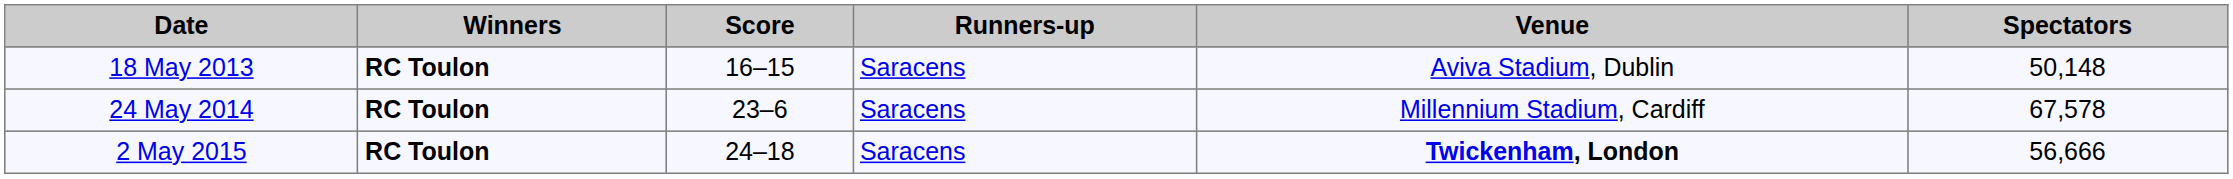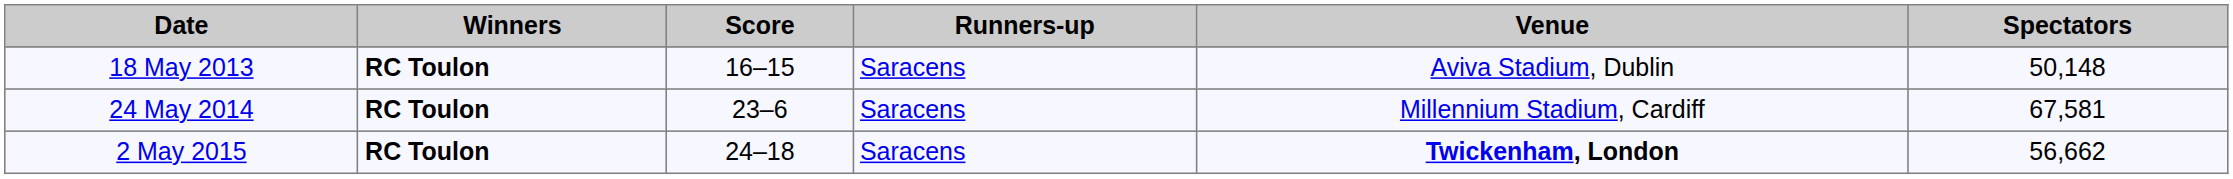(2068, 109) 67,578 -> (2068, 109) 67,581
(2068, 151) 56,666 -> (2068, 151) 56,662
